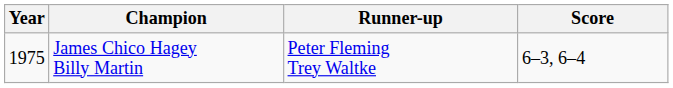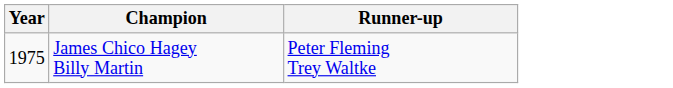- column: (593, 18)
